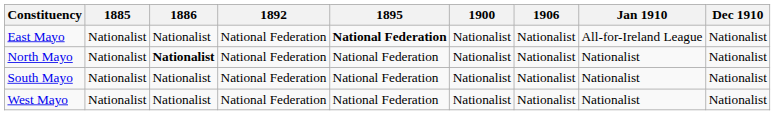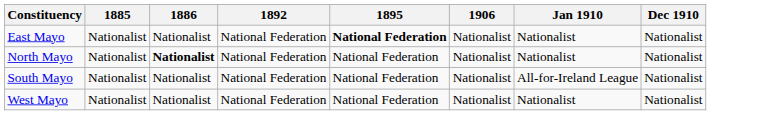- column: (482, 15)
(642, 36) All-for-Ireland League -> (546, 36) Nationalist
(611, 78) Nationalist -> (578, 78) All-for-Ireland League
